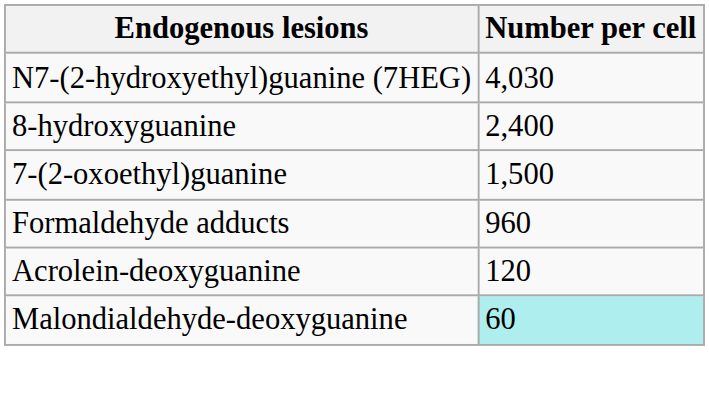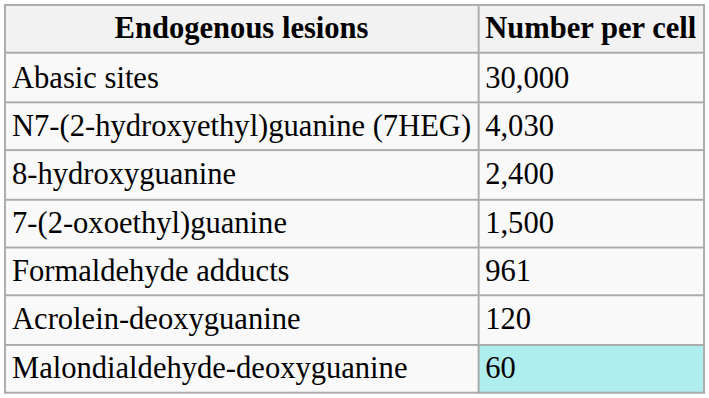+ row: (85, 77)
(508, 222) 960 -> (508, 271) 961
